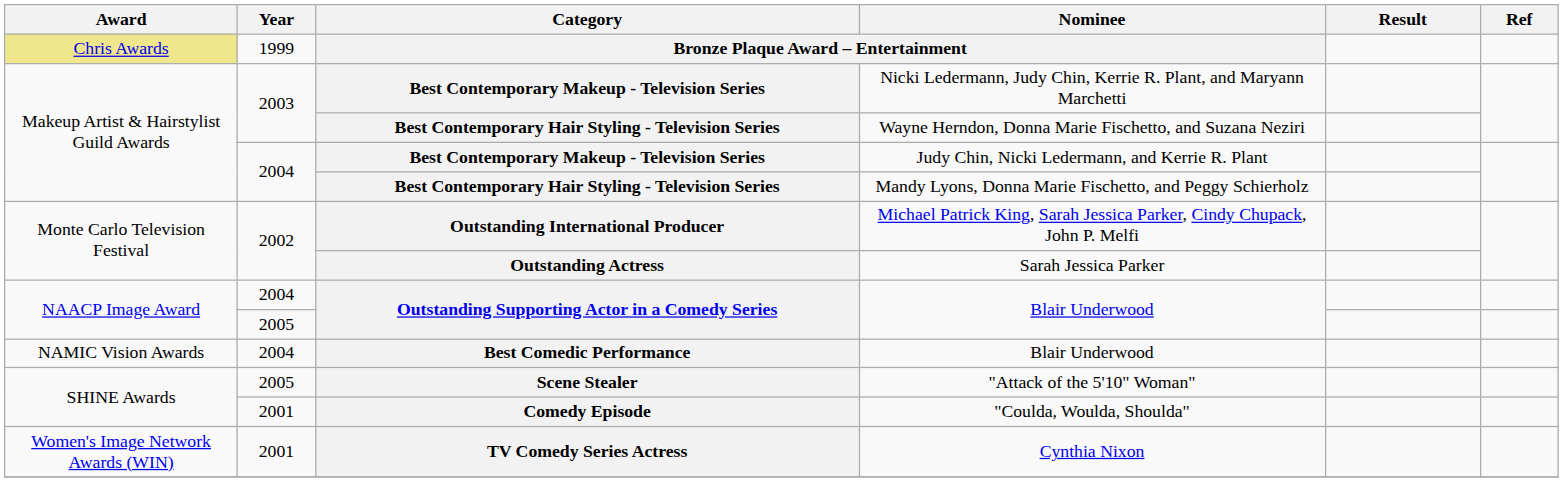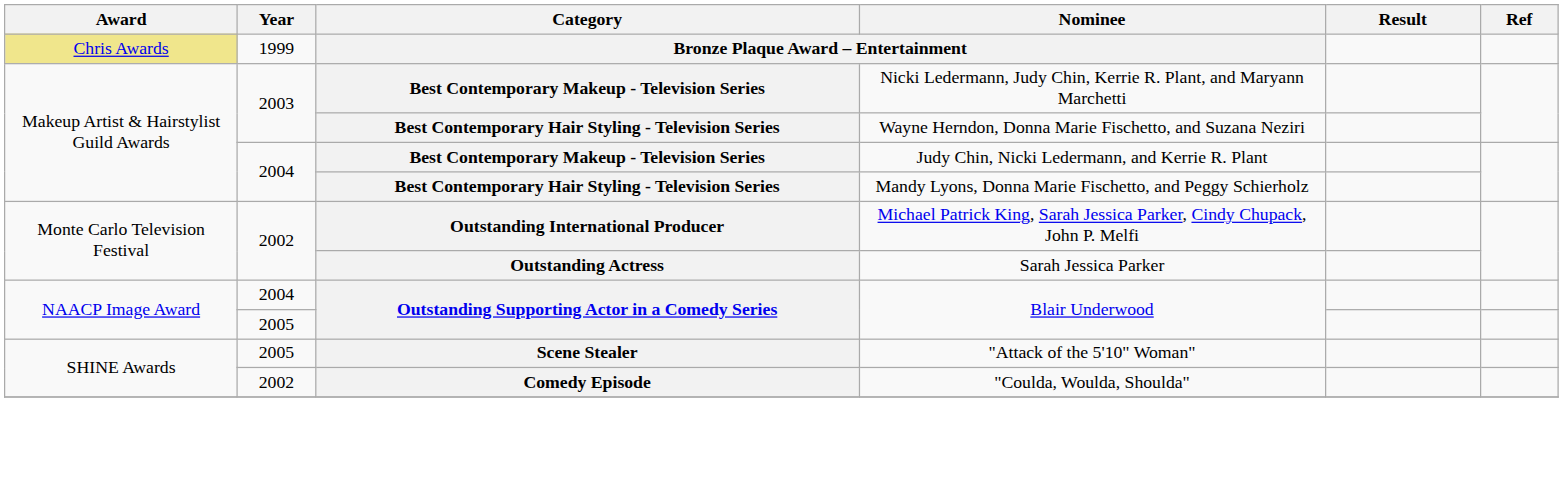- row: (587, 353)
(276, 411) 2001 -> (276, 382) 2002
- row: (587, 451)
